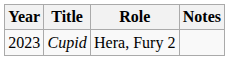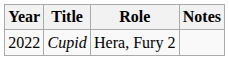(24, 42) 2023 -> (24, 42) 2022
